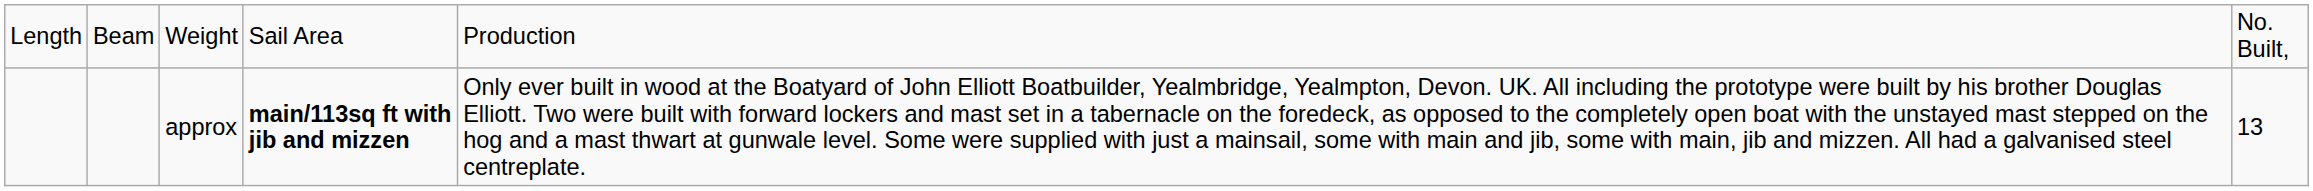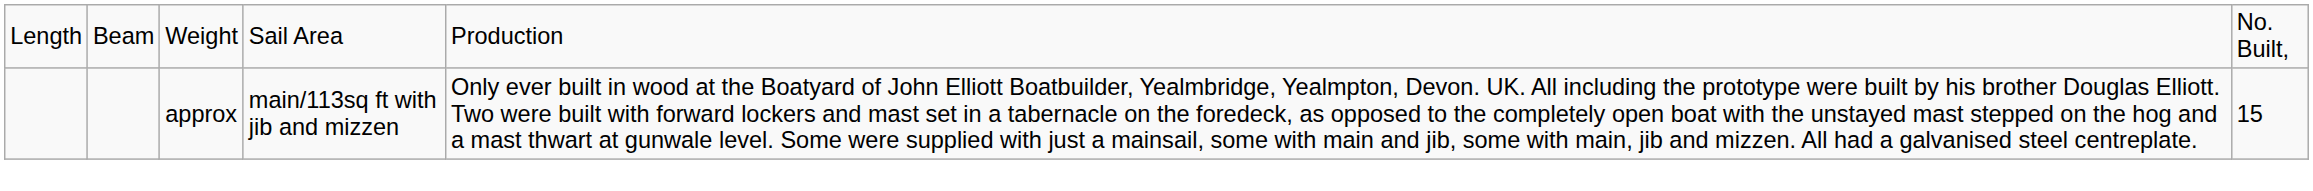(350, 126) bold -> (343, 113) normal
(2250, 126) 13 -> (2250, 113) 15
